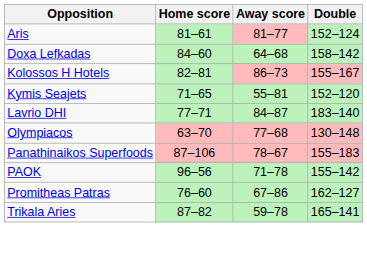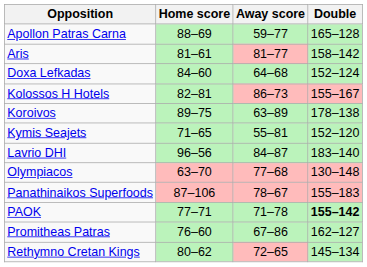+ row: (67, 34)
(335, 34) 152–124 -> (335, 53) 158–142
(335, 53) 158–142 -> (335, 73) 152–124
+ row: (32, 113)
(194, 113) 77–71 -> (194, 152) 96–56
(194, 172) 96–56 -> (194, 212) 77–71
(335, 172) normal -> (335, 212) bold
+ row: (74, 251)
- row: (41, 212)
